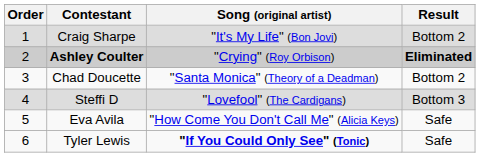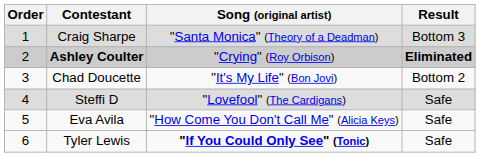(274, 36) "It's My Life" (Bon Jovi) -> (274, 36) "Santa Monica" (Theory of a Deadman)
(438, 36) Bottom 2 -> (438, 36) Bottom 3
(274, 78) "Santa Monica" (Theory of a Deadman) -> (274, 78) "It's My Life" (Bon Jovi)
(438, 99) Bottom 3 -> (438, 99) Safe
